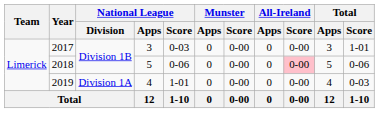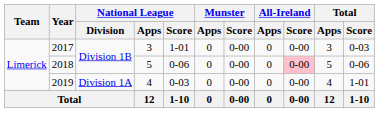(179, 47) 0-03 -> (179, 47) 1-01
(359, 47) 1-01 -> (359, 47) 0-03
(179, 82) 1-01 -> (179, 82) 0-03
(359, 82) 0-03 -> (359, 82) 1-01
